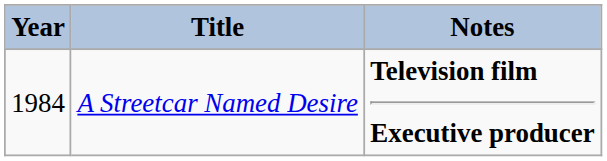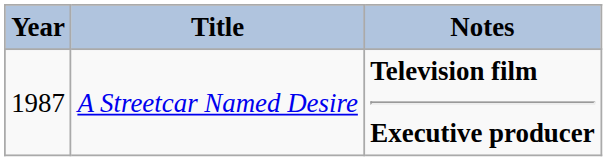(38, 102) 1984 -> (38, 102) 1987
